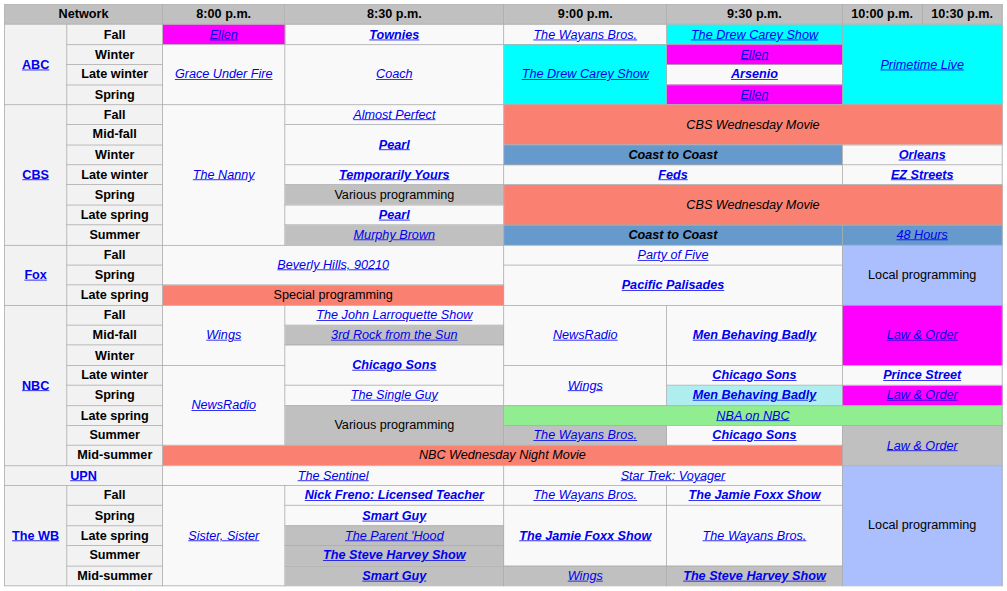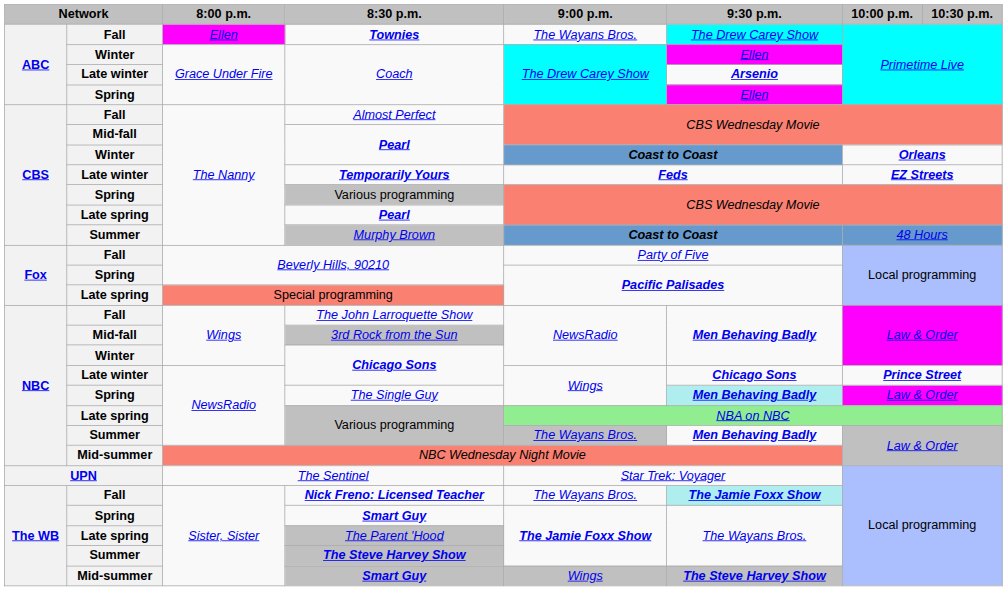(754, 435) Chicago Sons -> (754, 435) Men Behaving Badly
(754, 495) no background -> (754, 495) paleturquoise background
